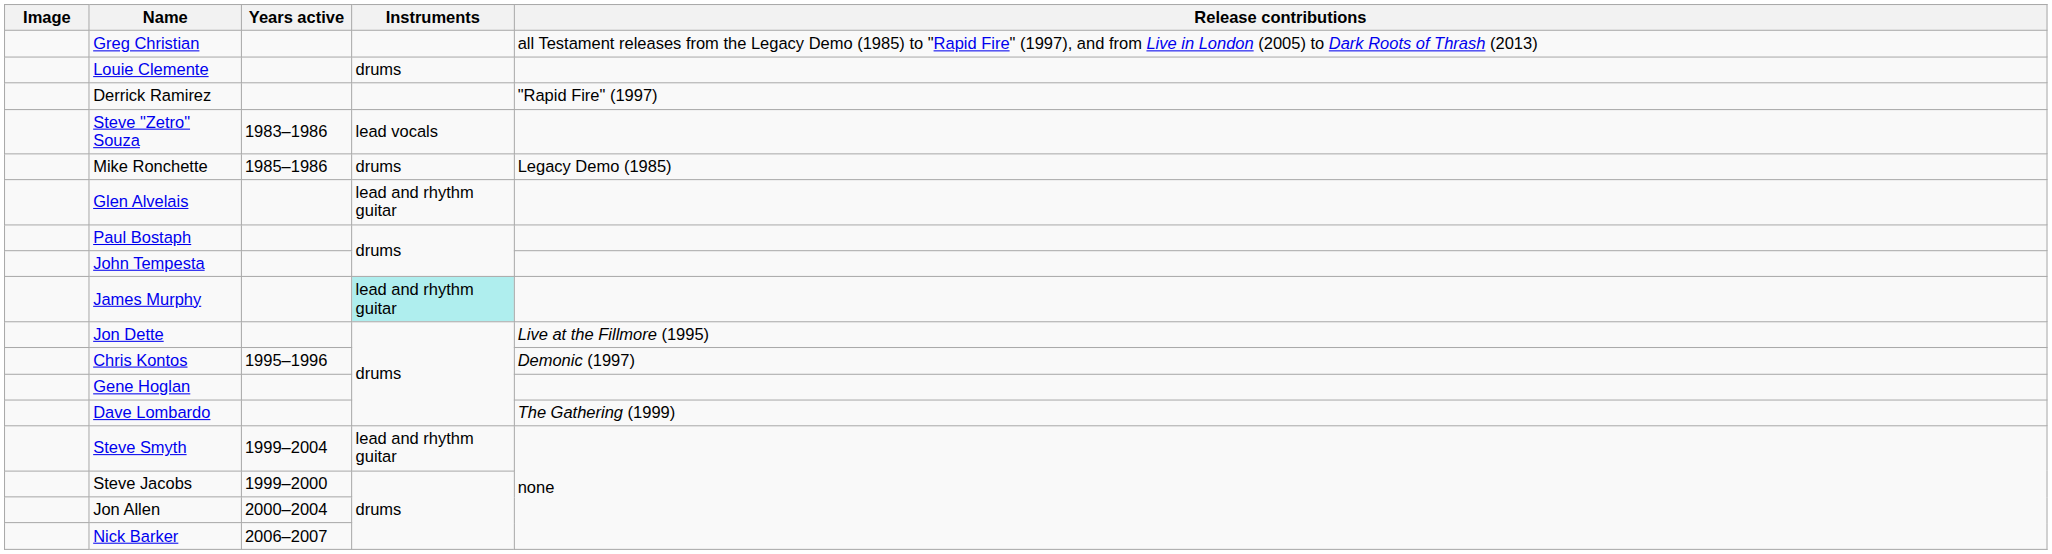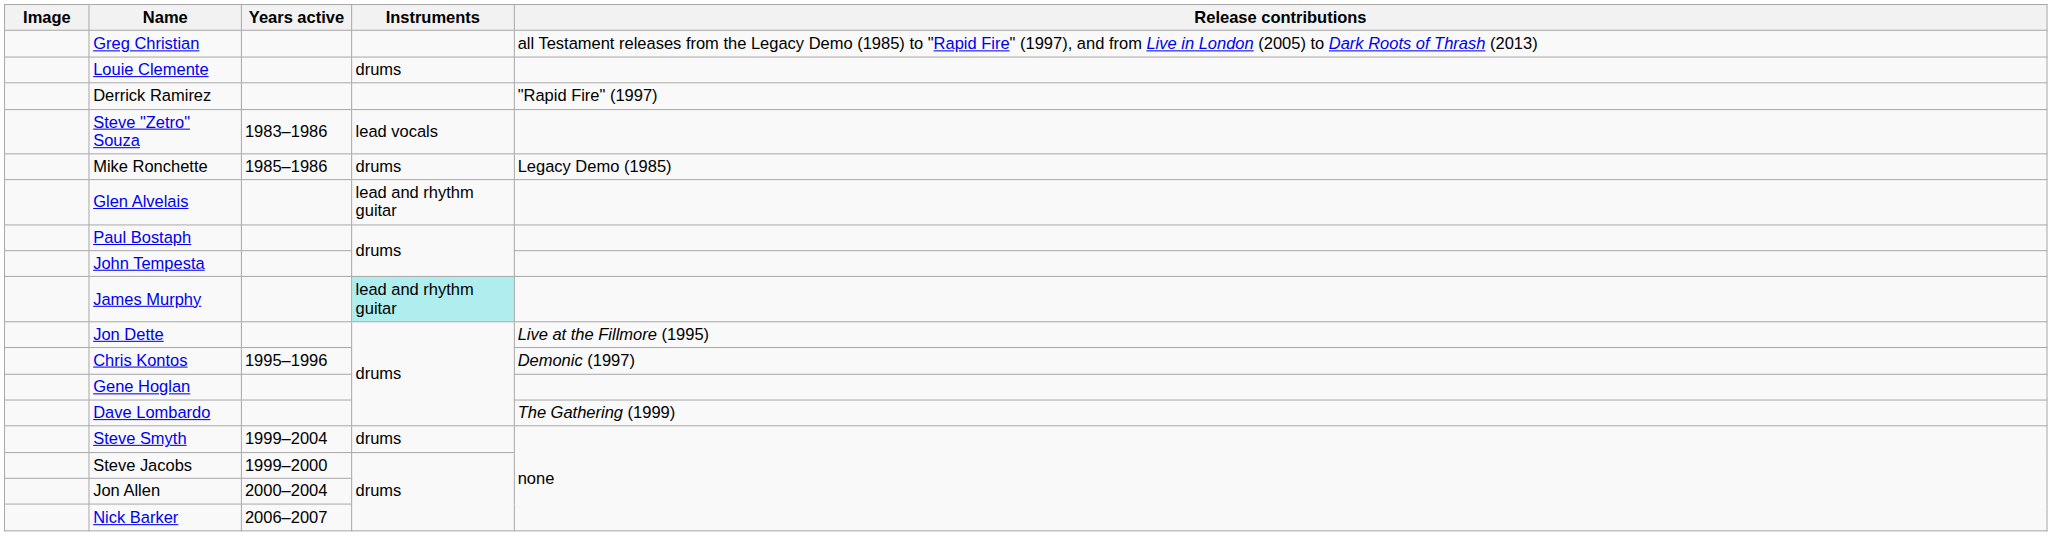(415, 448) lead and rhythm guitar -> (378, 439) drums
